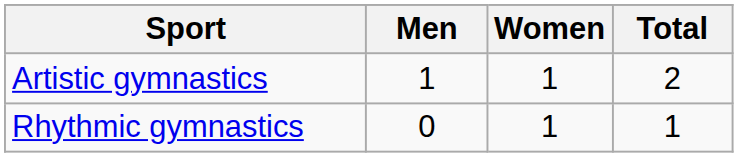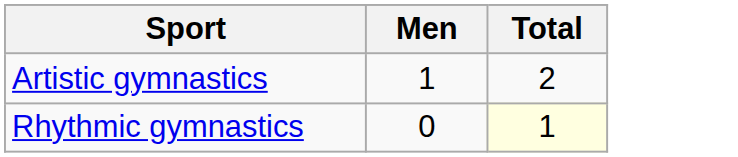- column: (550, 28)
(672, 126) no background -> (547, 126) lightyellow background
